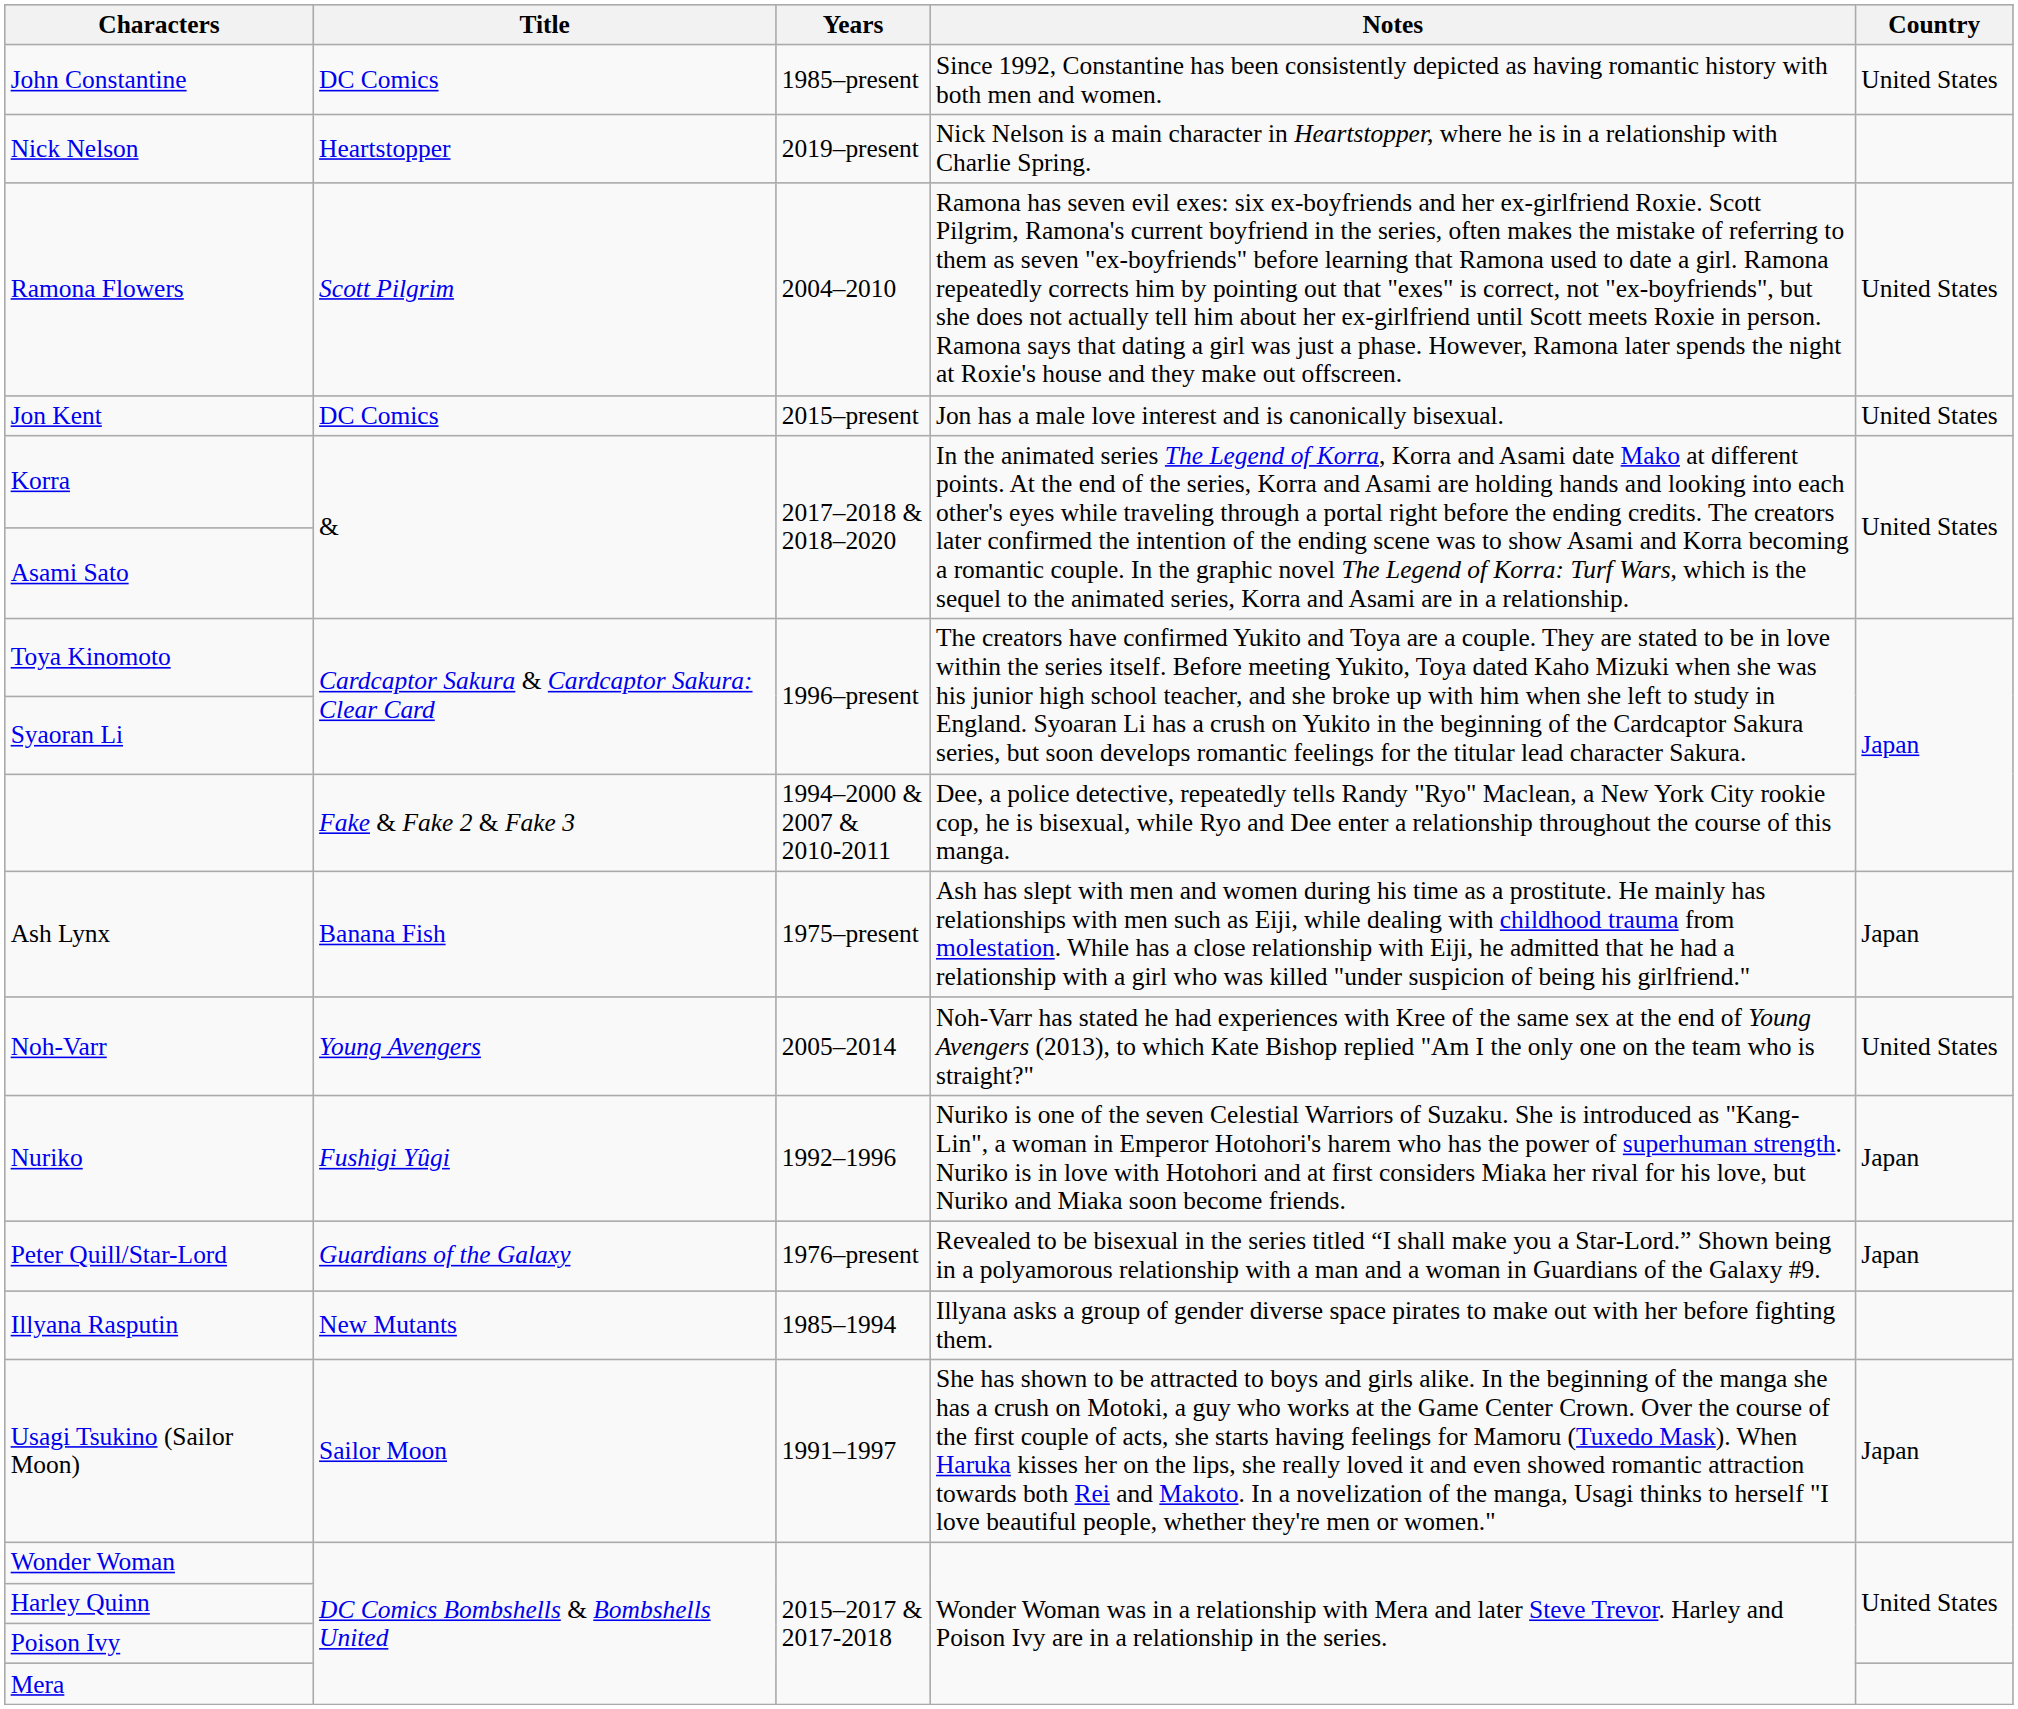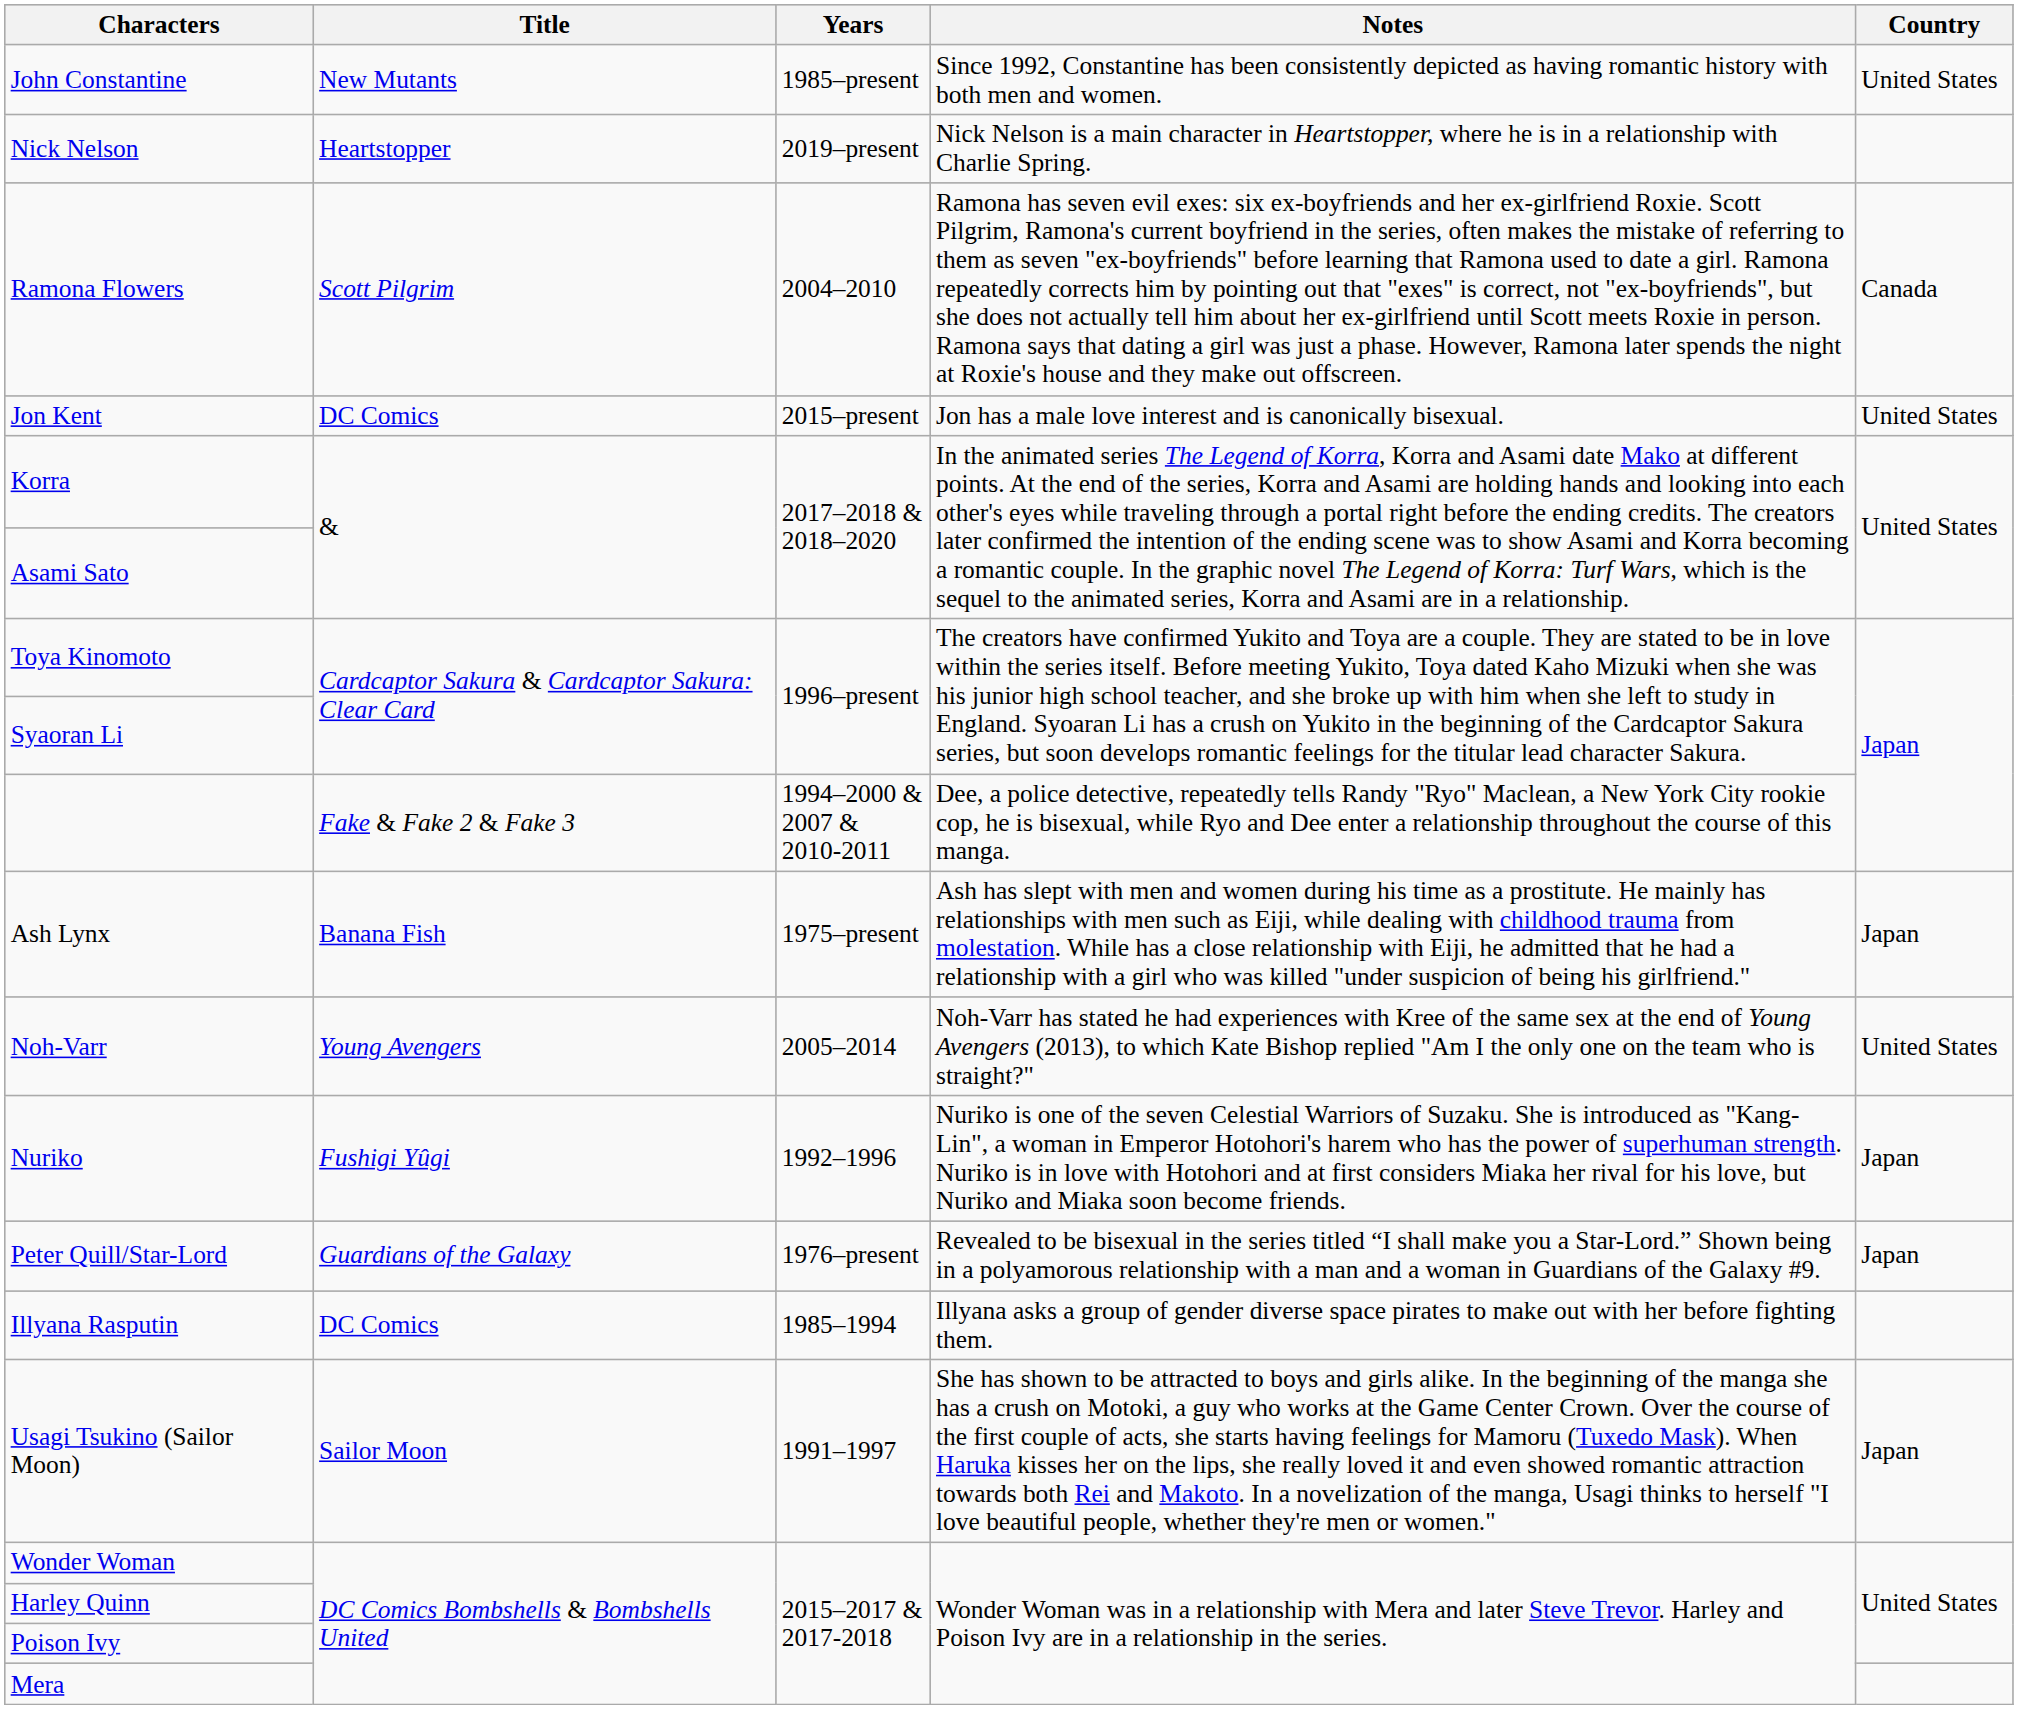(379, 79) DC Comics -> (388, 79) New Mutants
(1930, 288) United States -> (1900, 288) Canada
(388, 1324) New Mutants -> (379, 1324) DC Comics
